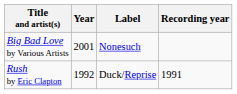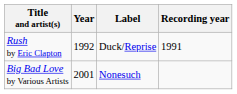rows swapped: (34, 74) <-> (38, 46)
